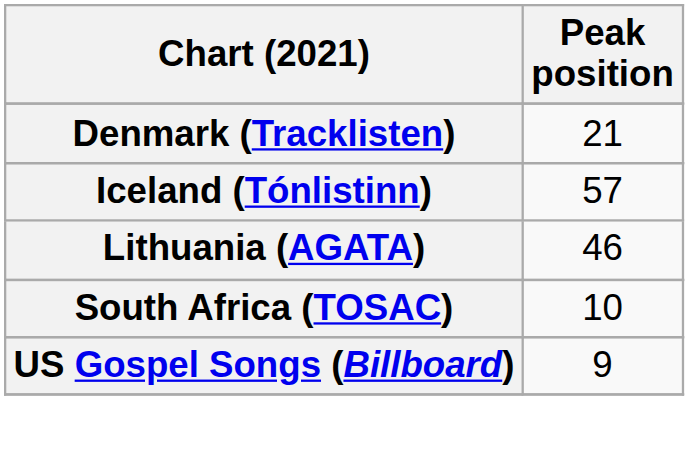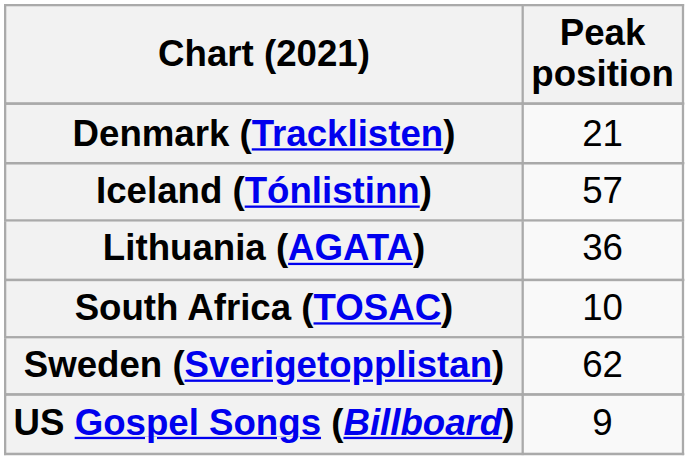(603, 249) 46 -> (603, 249) 36
+ row: (264, 365)
